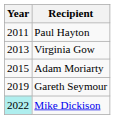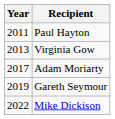(18, 68) 2015 -> (18, 68) 2017
(18, 105) paleturquoise background -> (18, 105) no background
